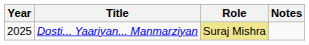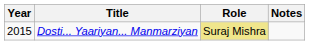(19, 31) 2025 -> (19, 31) 2015
